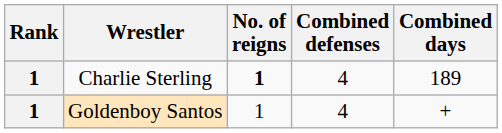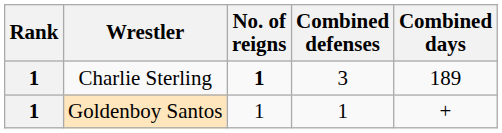(343, 77) 4 -> (343, 77) 3
(343, 111) 4 -> (343, 111) 1
